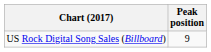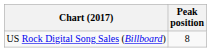(187, 39) 9 -> (187, 39) 8
